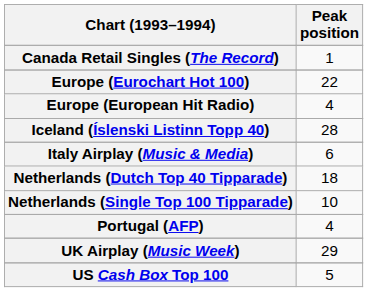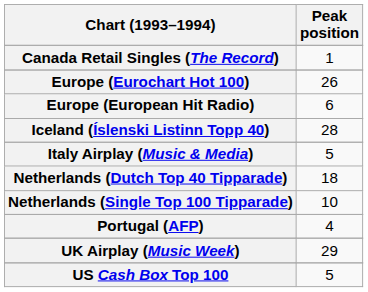(329, 81) 22 -> (329, 81) 26
(329, 105) 4 -> (329, 105) 6
(329, 154) 6 -> (329, 154) 5
